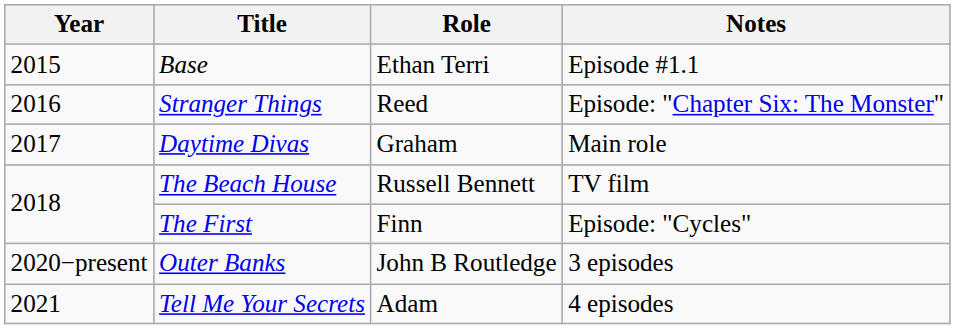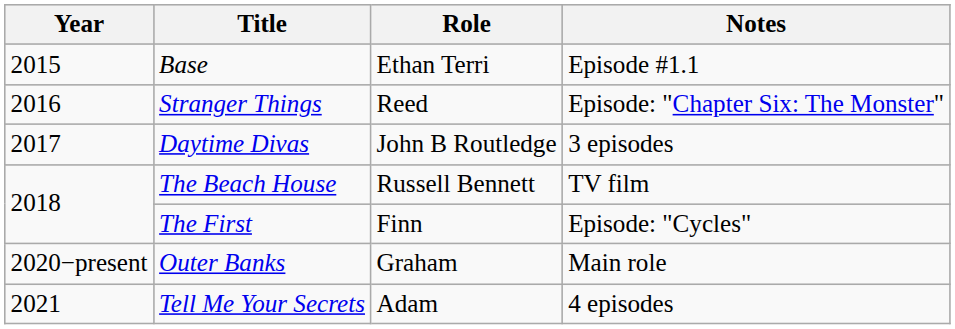(417, 143) Graham -> (467, 143) John B Routledge
(617, 143) Main role -> (621, 143) 3 episodes
(467, 263) John B Routledge -> (417, 263) Graham
(621, 263) 3 episodes -> (617, 263) Main role
